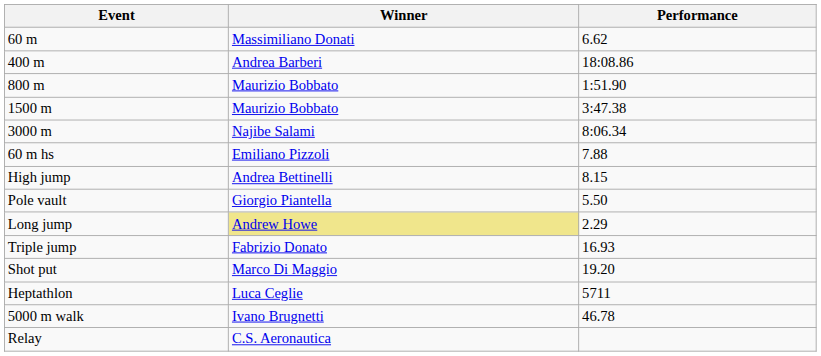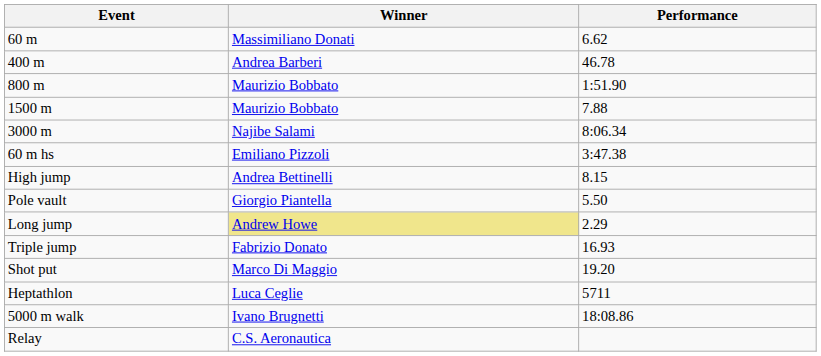(608, 62) 18:08.86 -> (598, 62) 46.78
(604, 108) 3:47.38 -> (595, 108) 7.88
(595, 154) 7.88 -> (604, 154) 3:47.38
(598, 316) 46.78 -> (608, 316) 18:08.86
